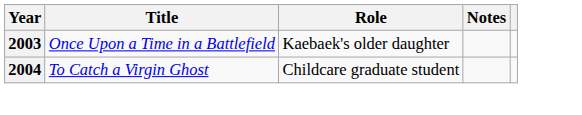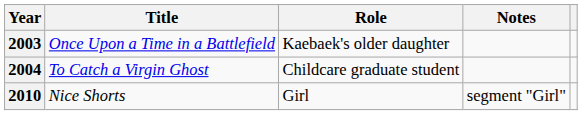+ row: (25, 95)
